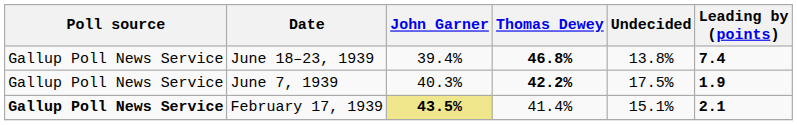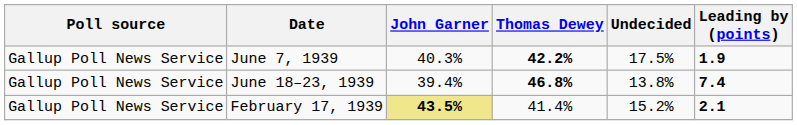rows swapped: (302, 58) <-> (284, 83)
(116, 107) bold -> (116, 107) normal
(651, 107) 15.1% -> (651, 107) 15.2%
